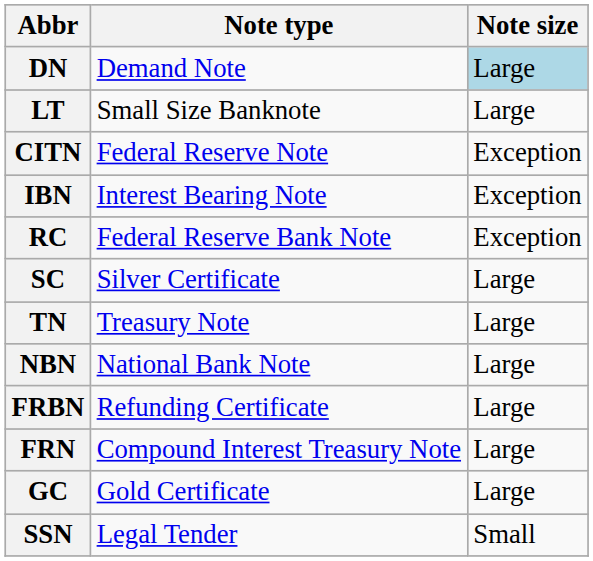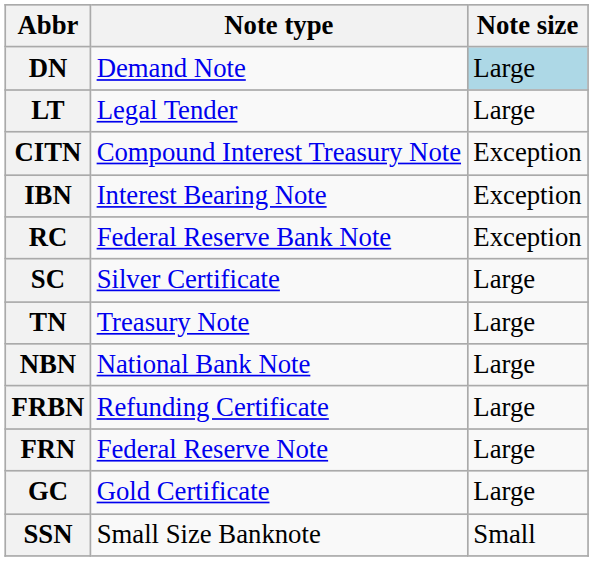(209, 110) Small Size Banknote -> (167, 110) Legal Tender
(212, 152) Federal Reserve Note -> (279, 152) Compound Interest Treasury Note
(279, 449) Compound Interest Treasury Note -> (212, 449) Federal Reserve Note
(167, 534) Legal Tender -> (209, 534) Small Size Banknote
